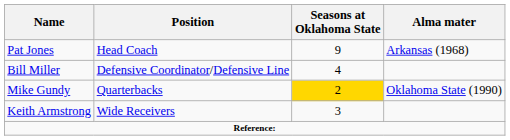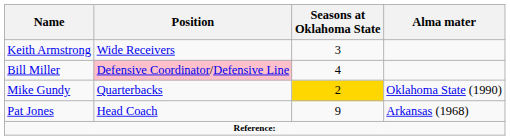rows swapped: (31, 50) <-> (49, 111)
(193, 70) no background -> (193, 70) pink background
